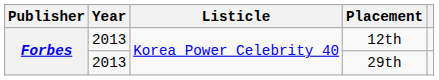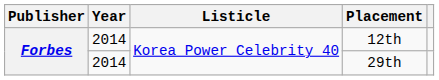(109, 40) 2013 -> (109, 40) 2014
(109, 63) 2013 -> (109, 63) 2014
